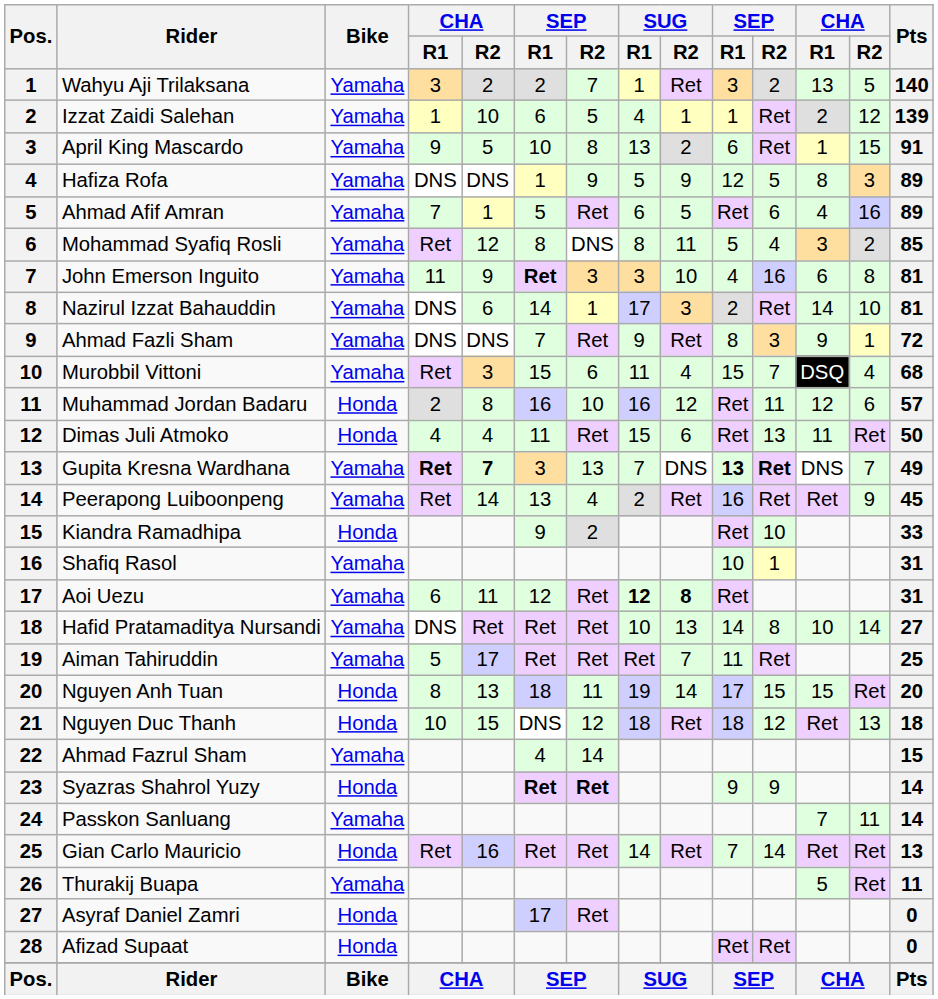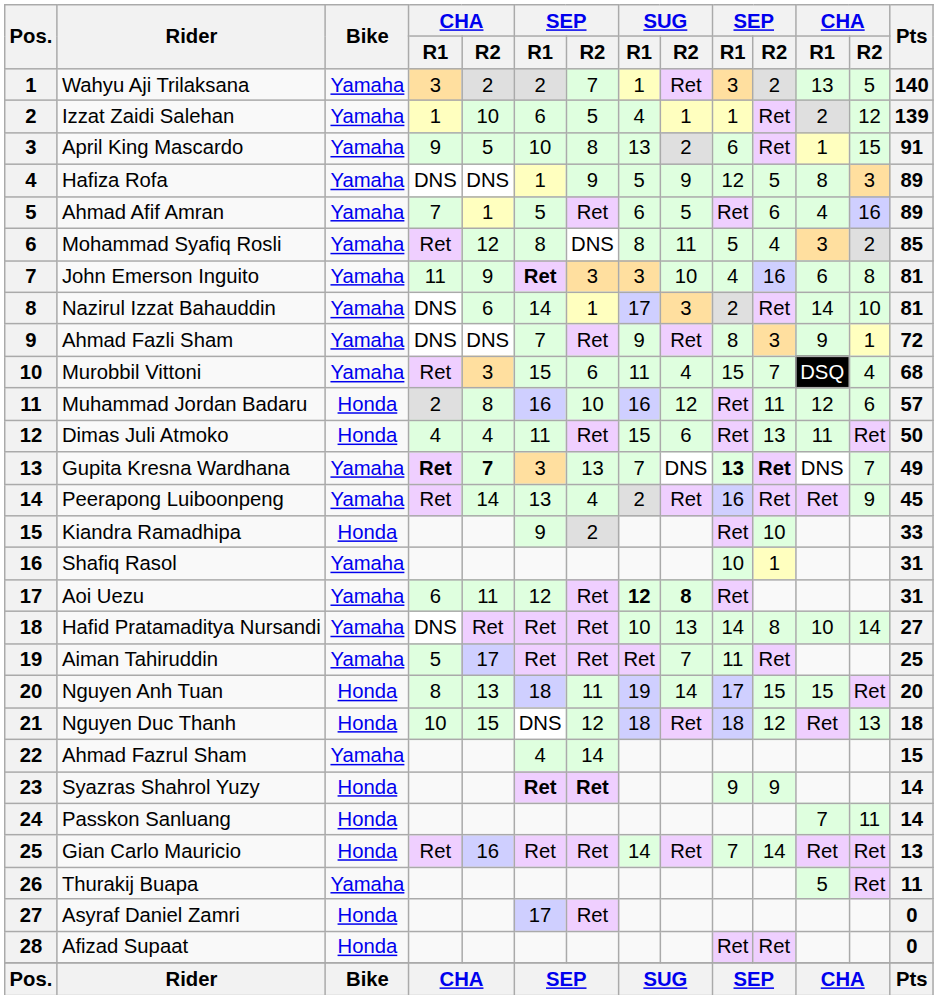(367, 819) Yamaha -> (367, 819) Honda
